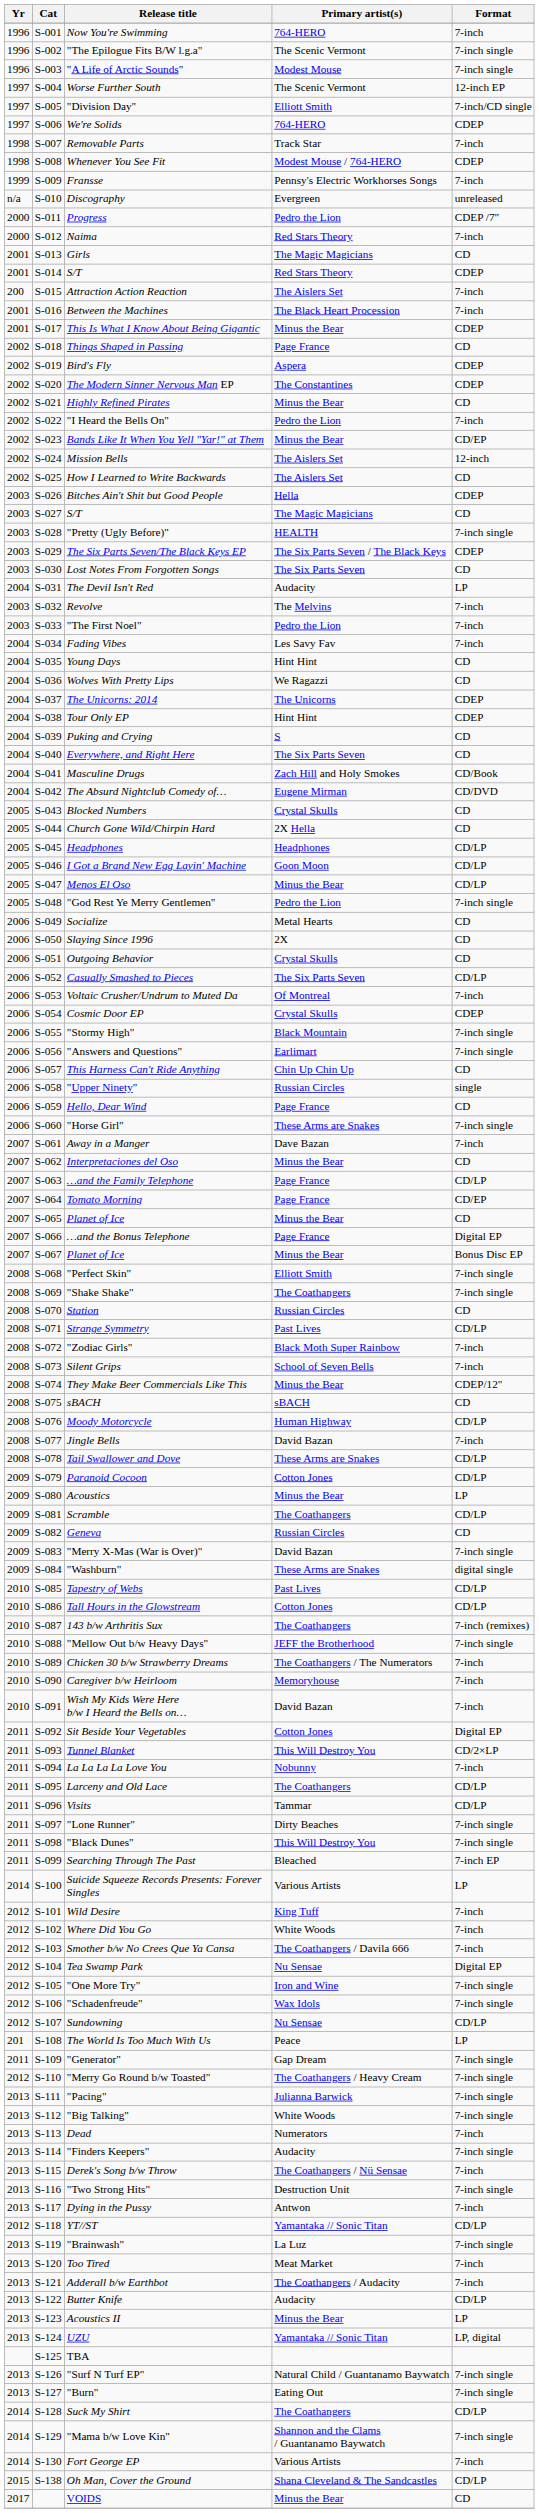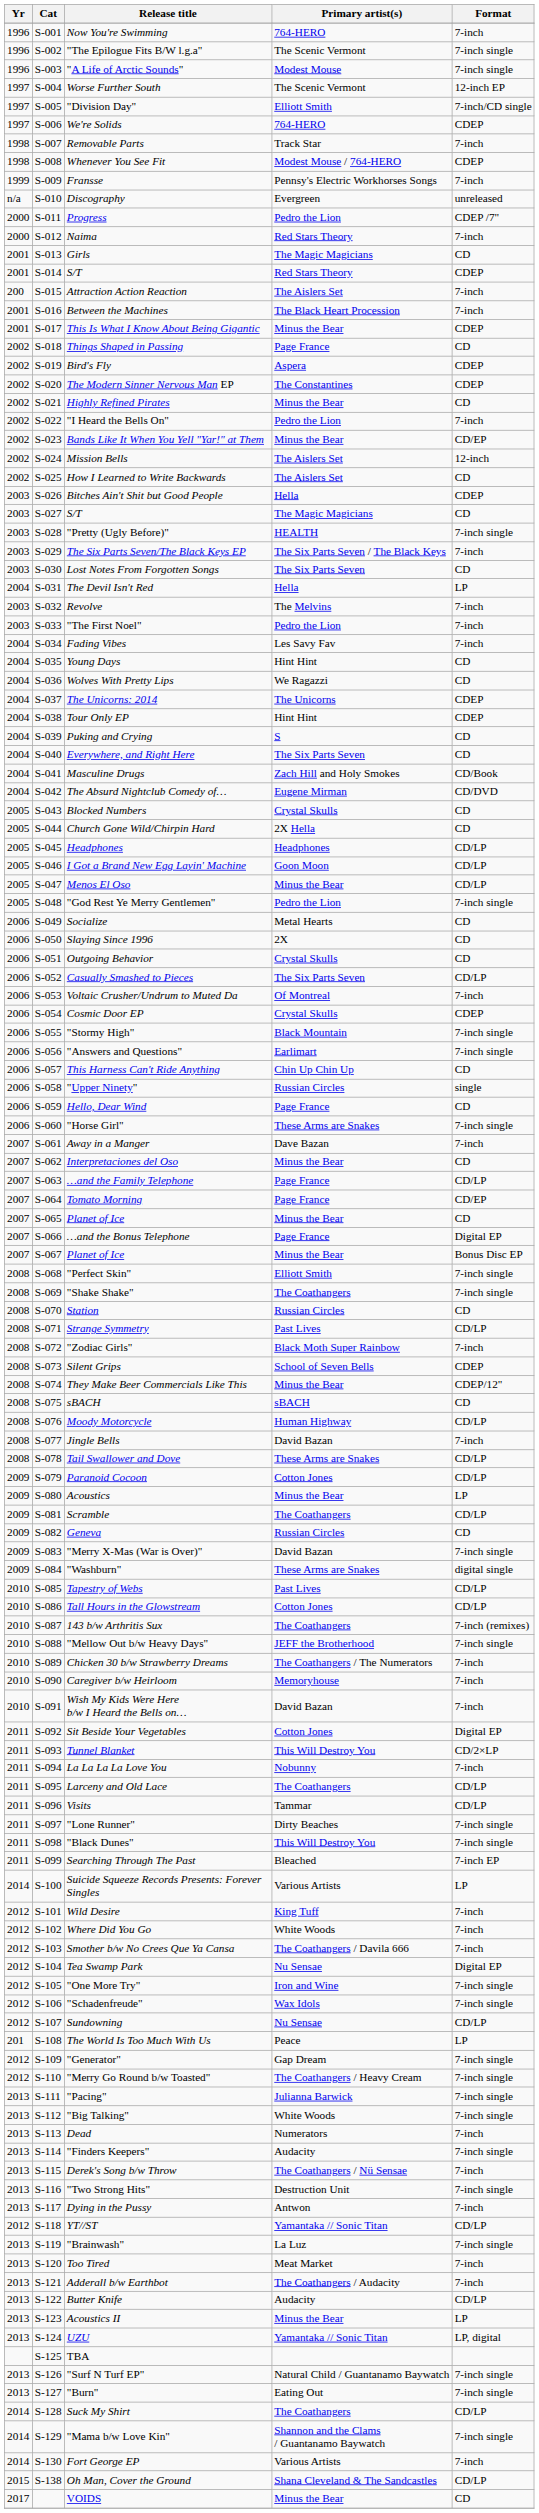(469, 551) CDEP -> (469, 551) 7-inch
(295, 588) Audacity -> (286, 588) Hella
(469, 1366) 7-inch -> (469, 1366) CDEP
(18, 2059) 2011 -> (18, 2059) 2012
